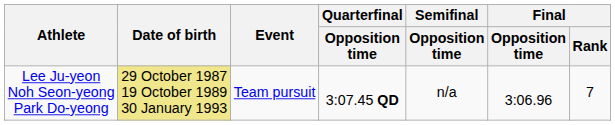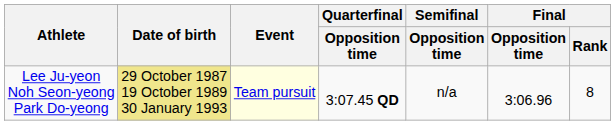(275, 92) no background -> (275, 92) lightyellow background
(590, 92) 7 -> (590, 92) 8
